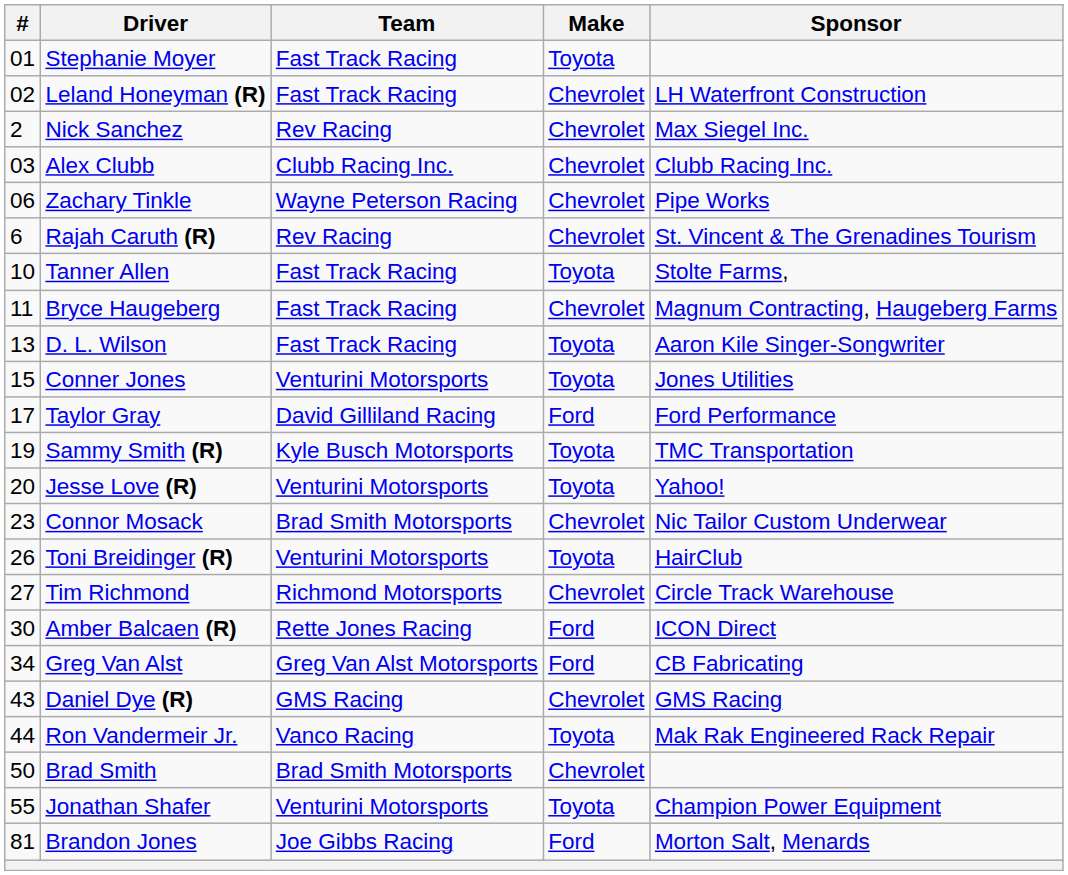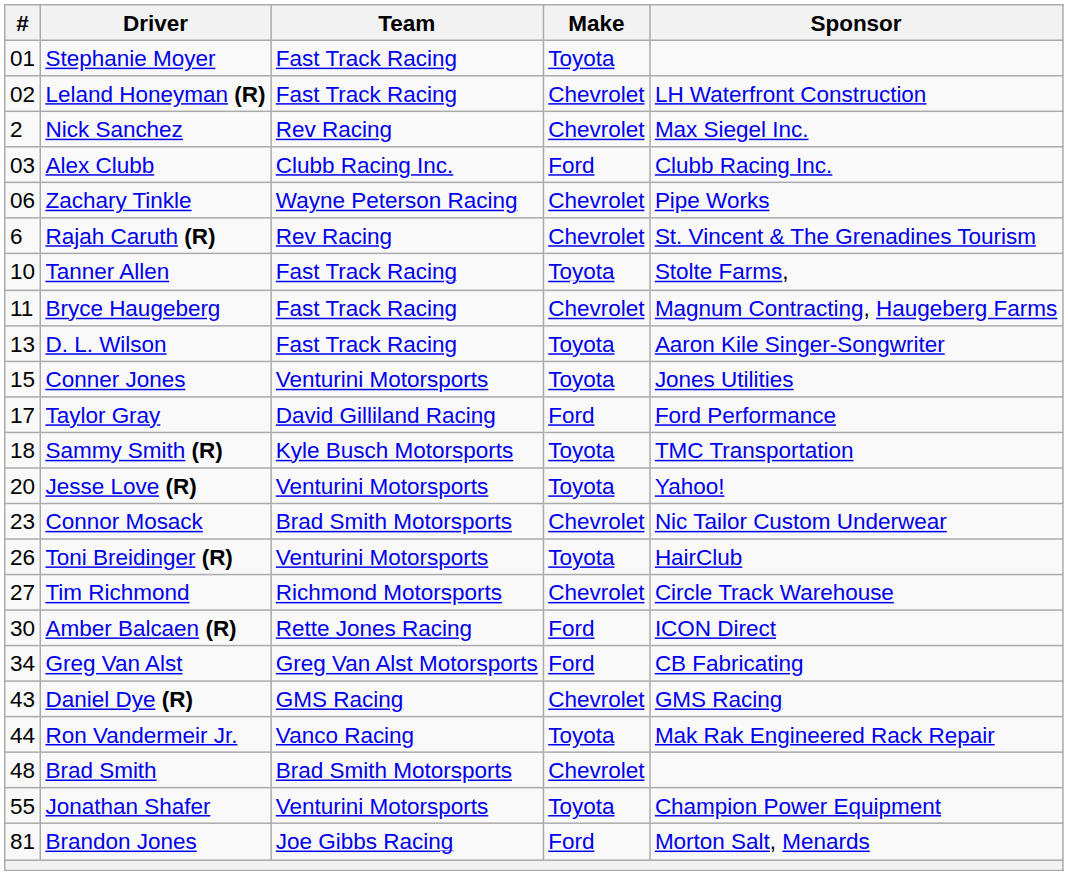(596, 165) Chevrolet -> (571, 165) Ford
(22, 450) 19 -> (22, 450) 18
(22, 771) 50 -> (22, 771) 48
